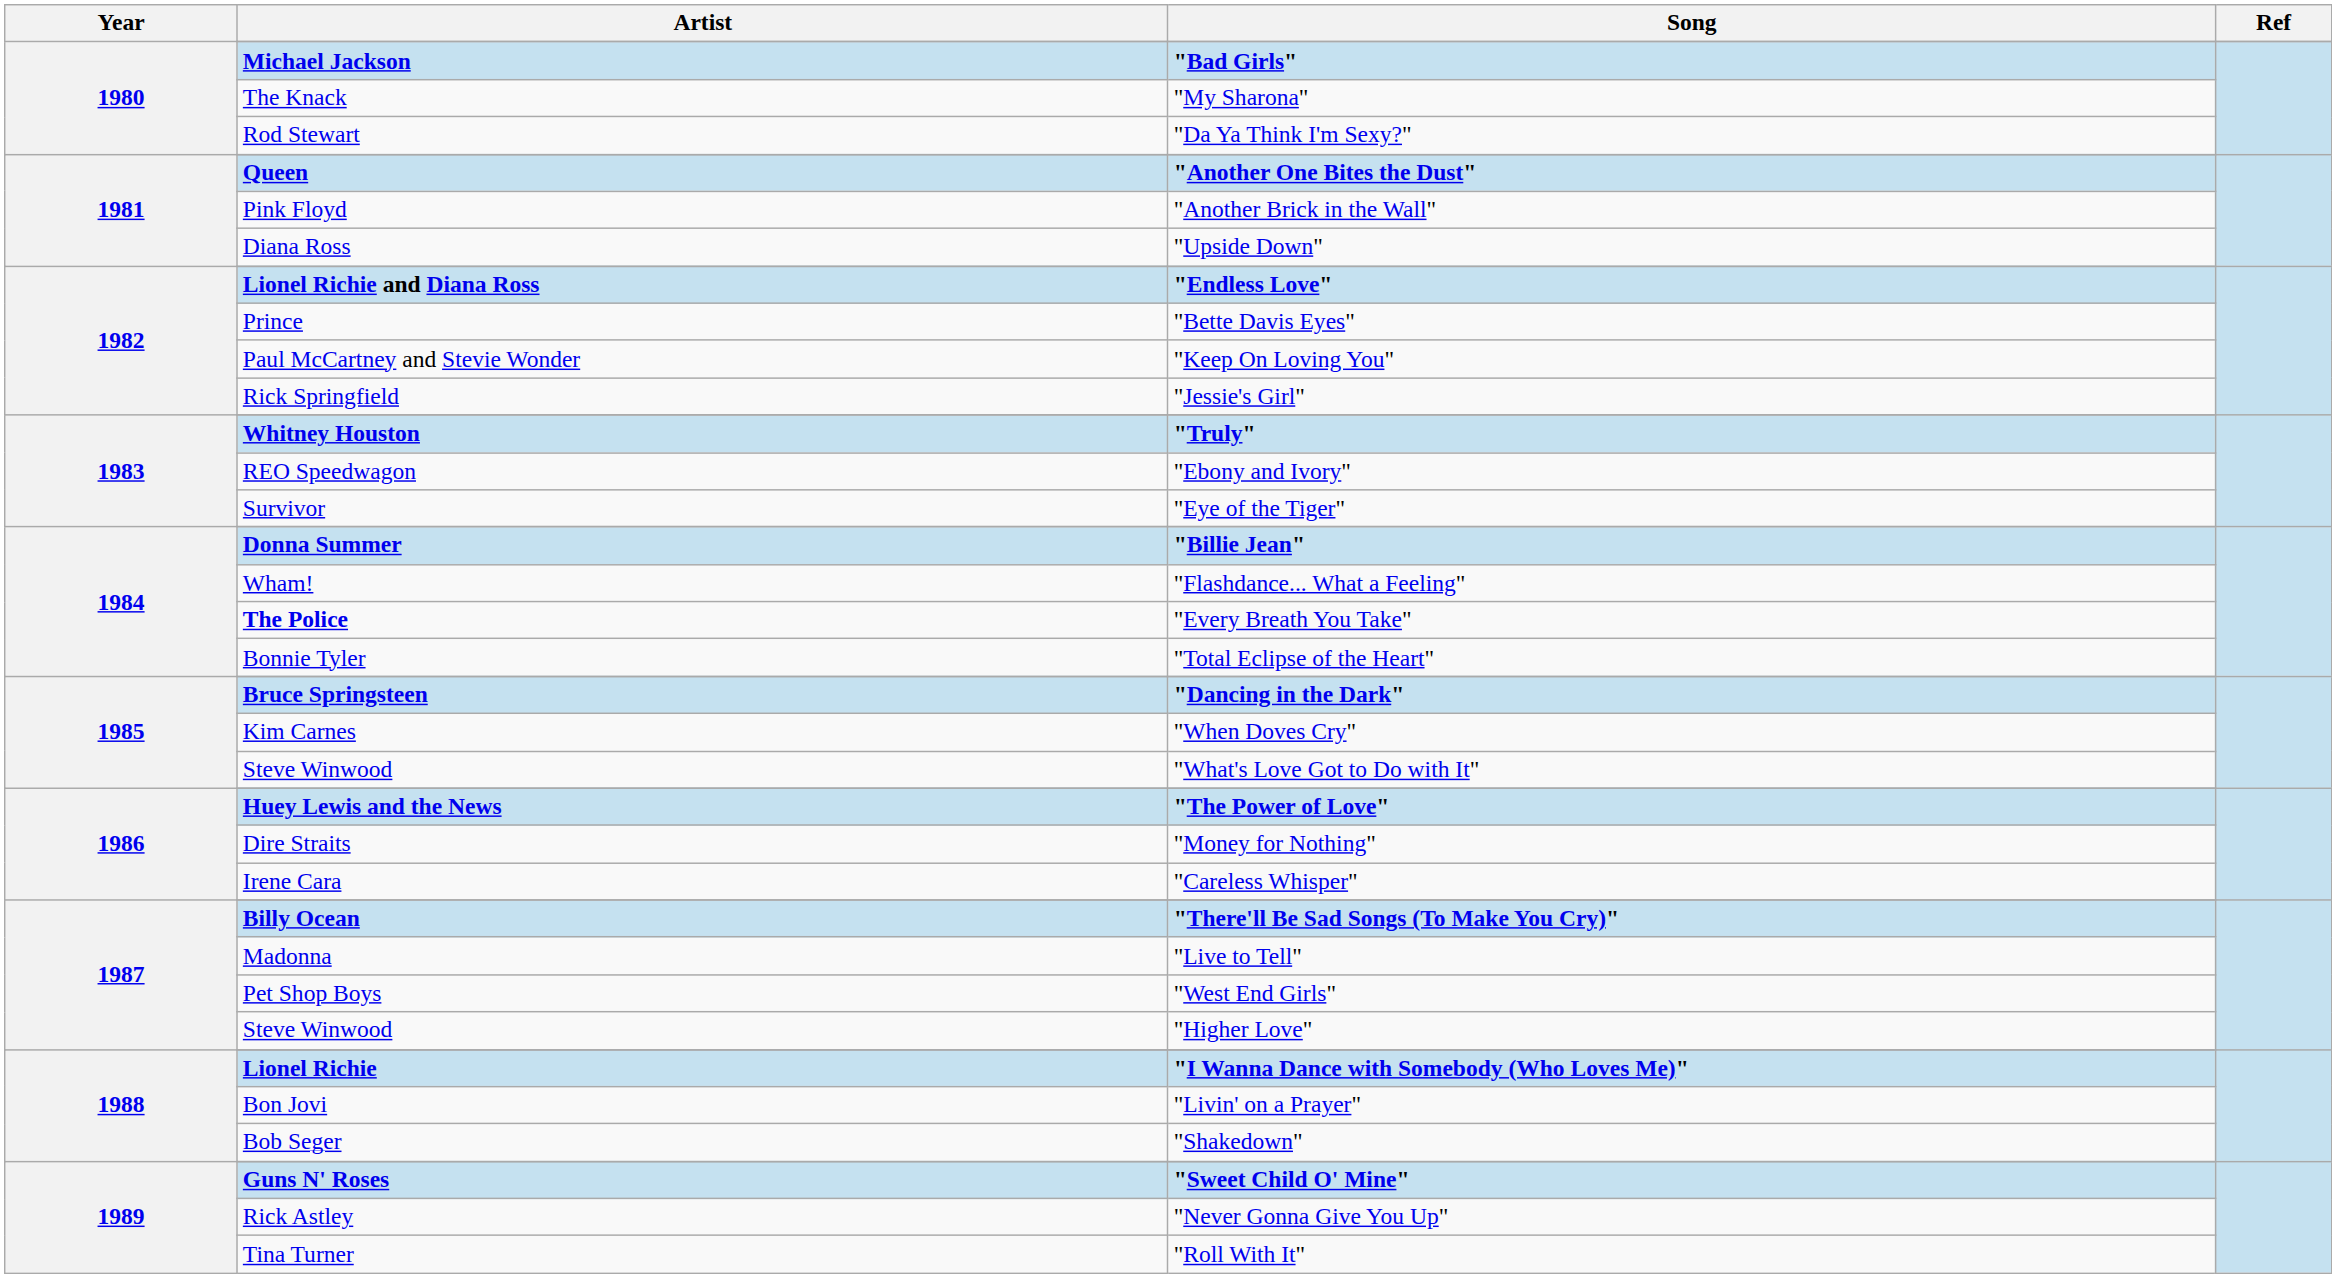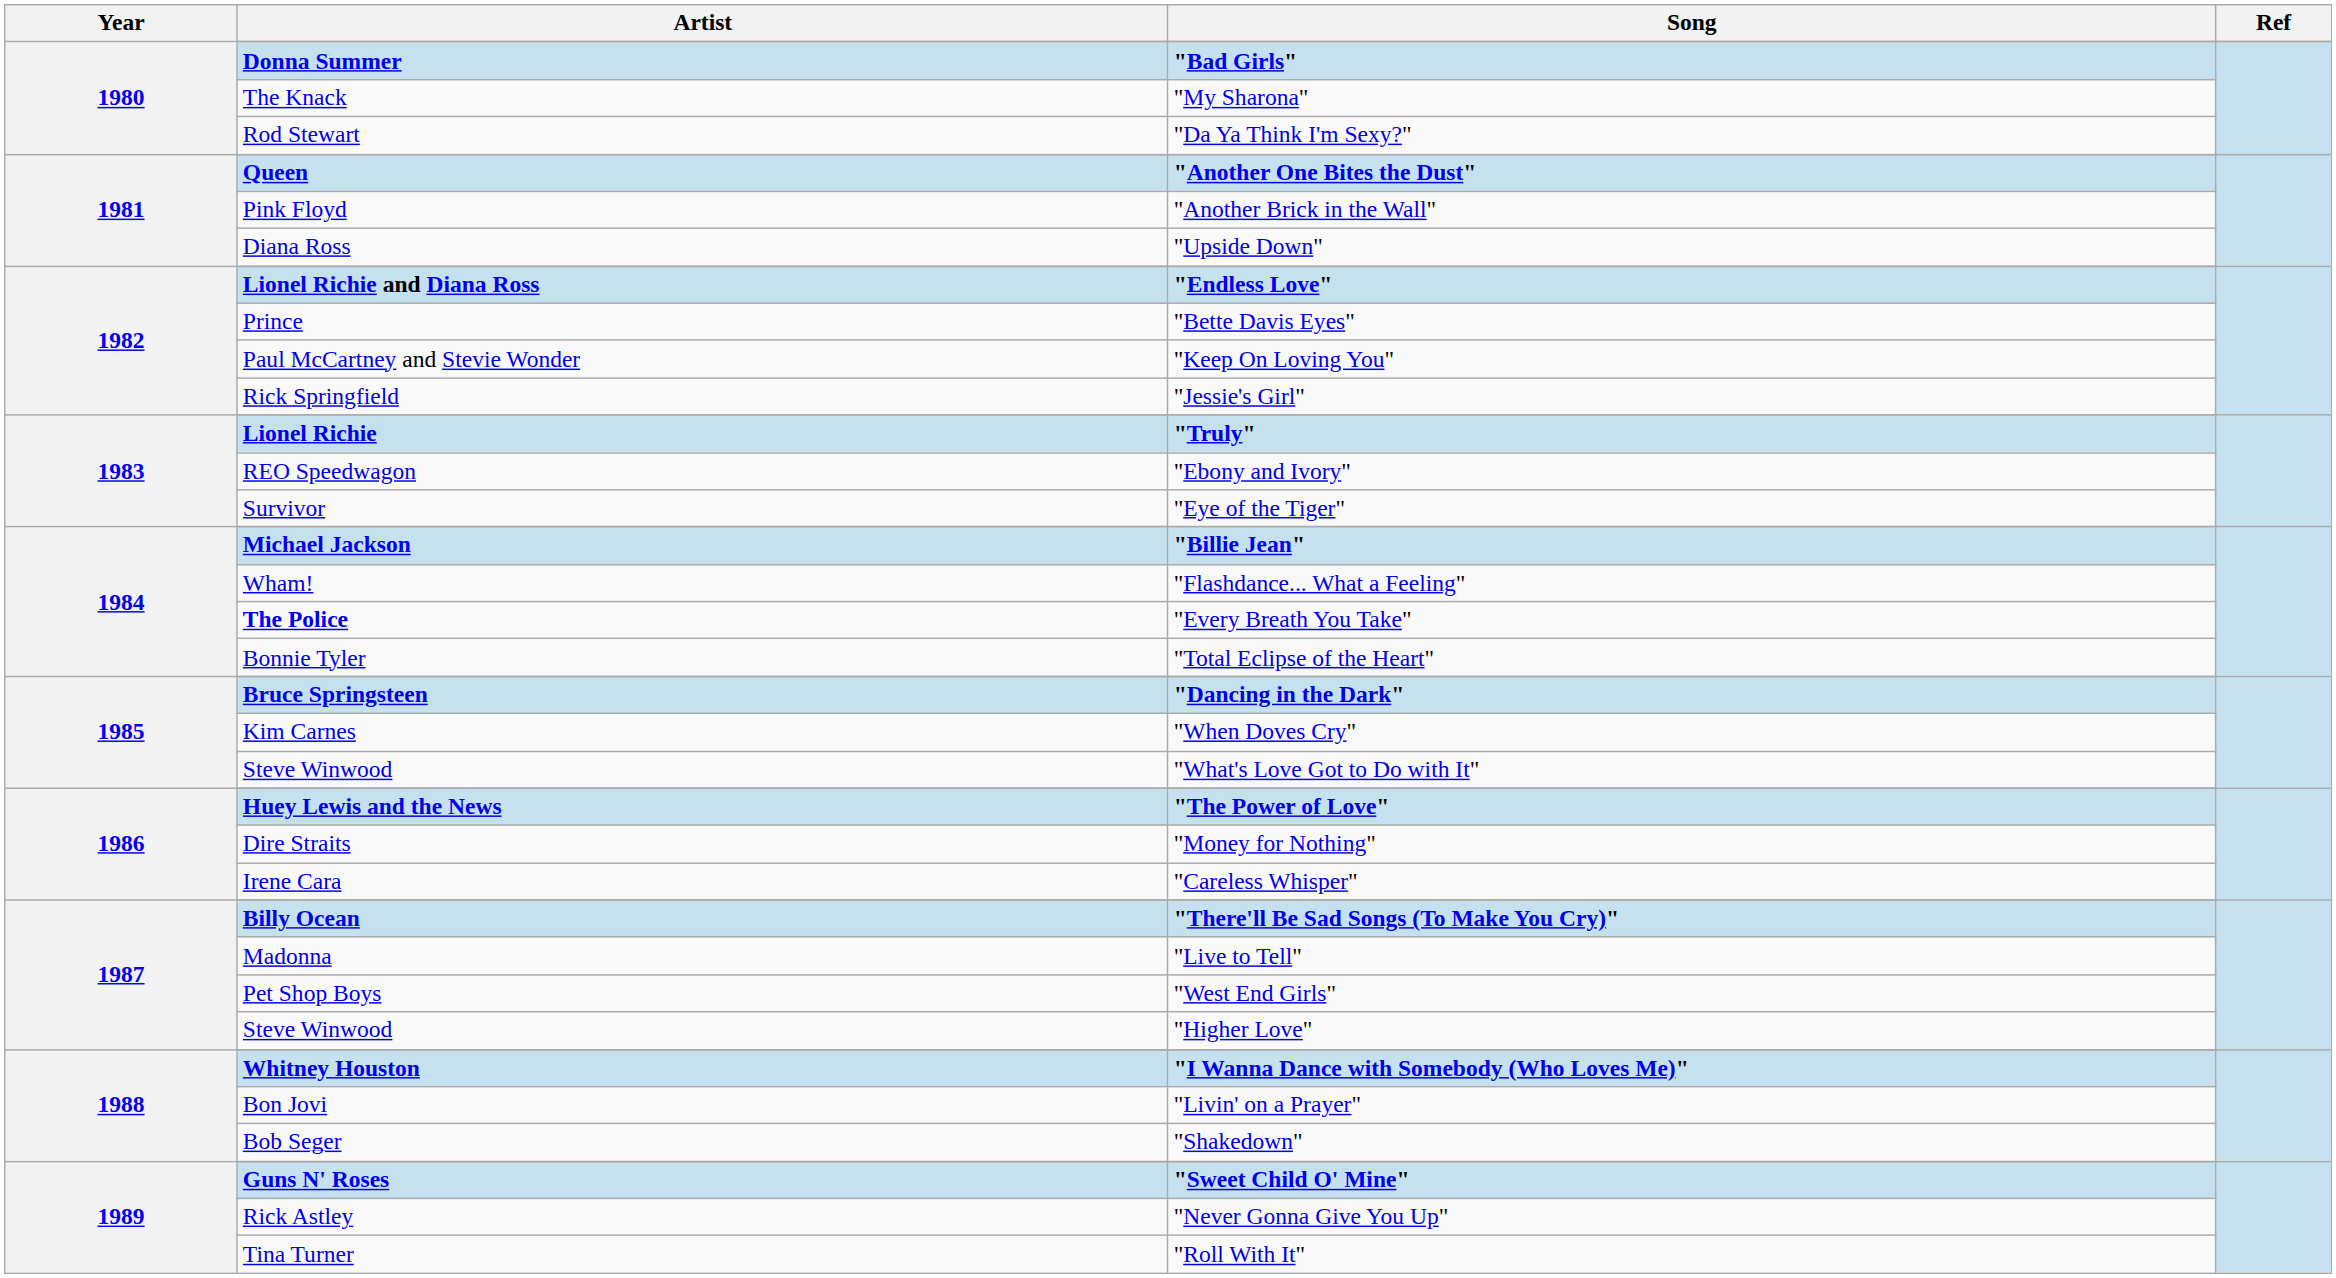(327, 60) Michael Jackson -> (322, 60) Donna Summer
(331, 433) Whitney Houston -> (310, 433) Lionel Richie
(322, 545) Donna Summer -> (327, 545) Michael Jackson
(310, 1067) Lionel Richie -> (331, 1067) Whitney Houston
